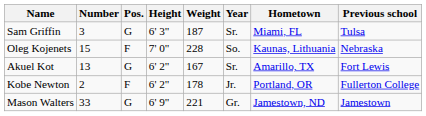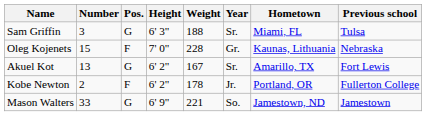(195, 31) 187 -> (195, 31) 188
(233, 48) So. -> (233, 48) Gr.
(233, 102) Gr. -> (233, 102) So.
